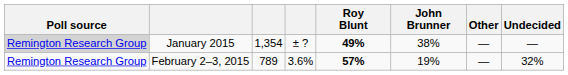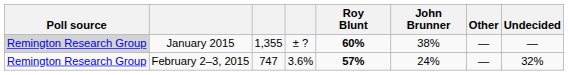(268, 43) 1,354 -> (268, 43) 1,355
(353, 43) 49% -> (353, 43) 60%
(268, 61) 789 -> (268, 61) 747
(429, 61) 19% -> (429, 61) 24%
